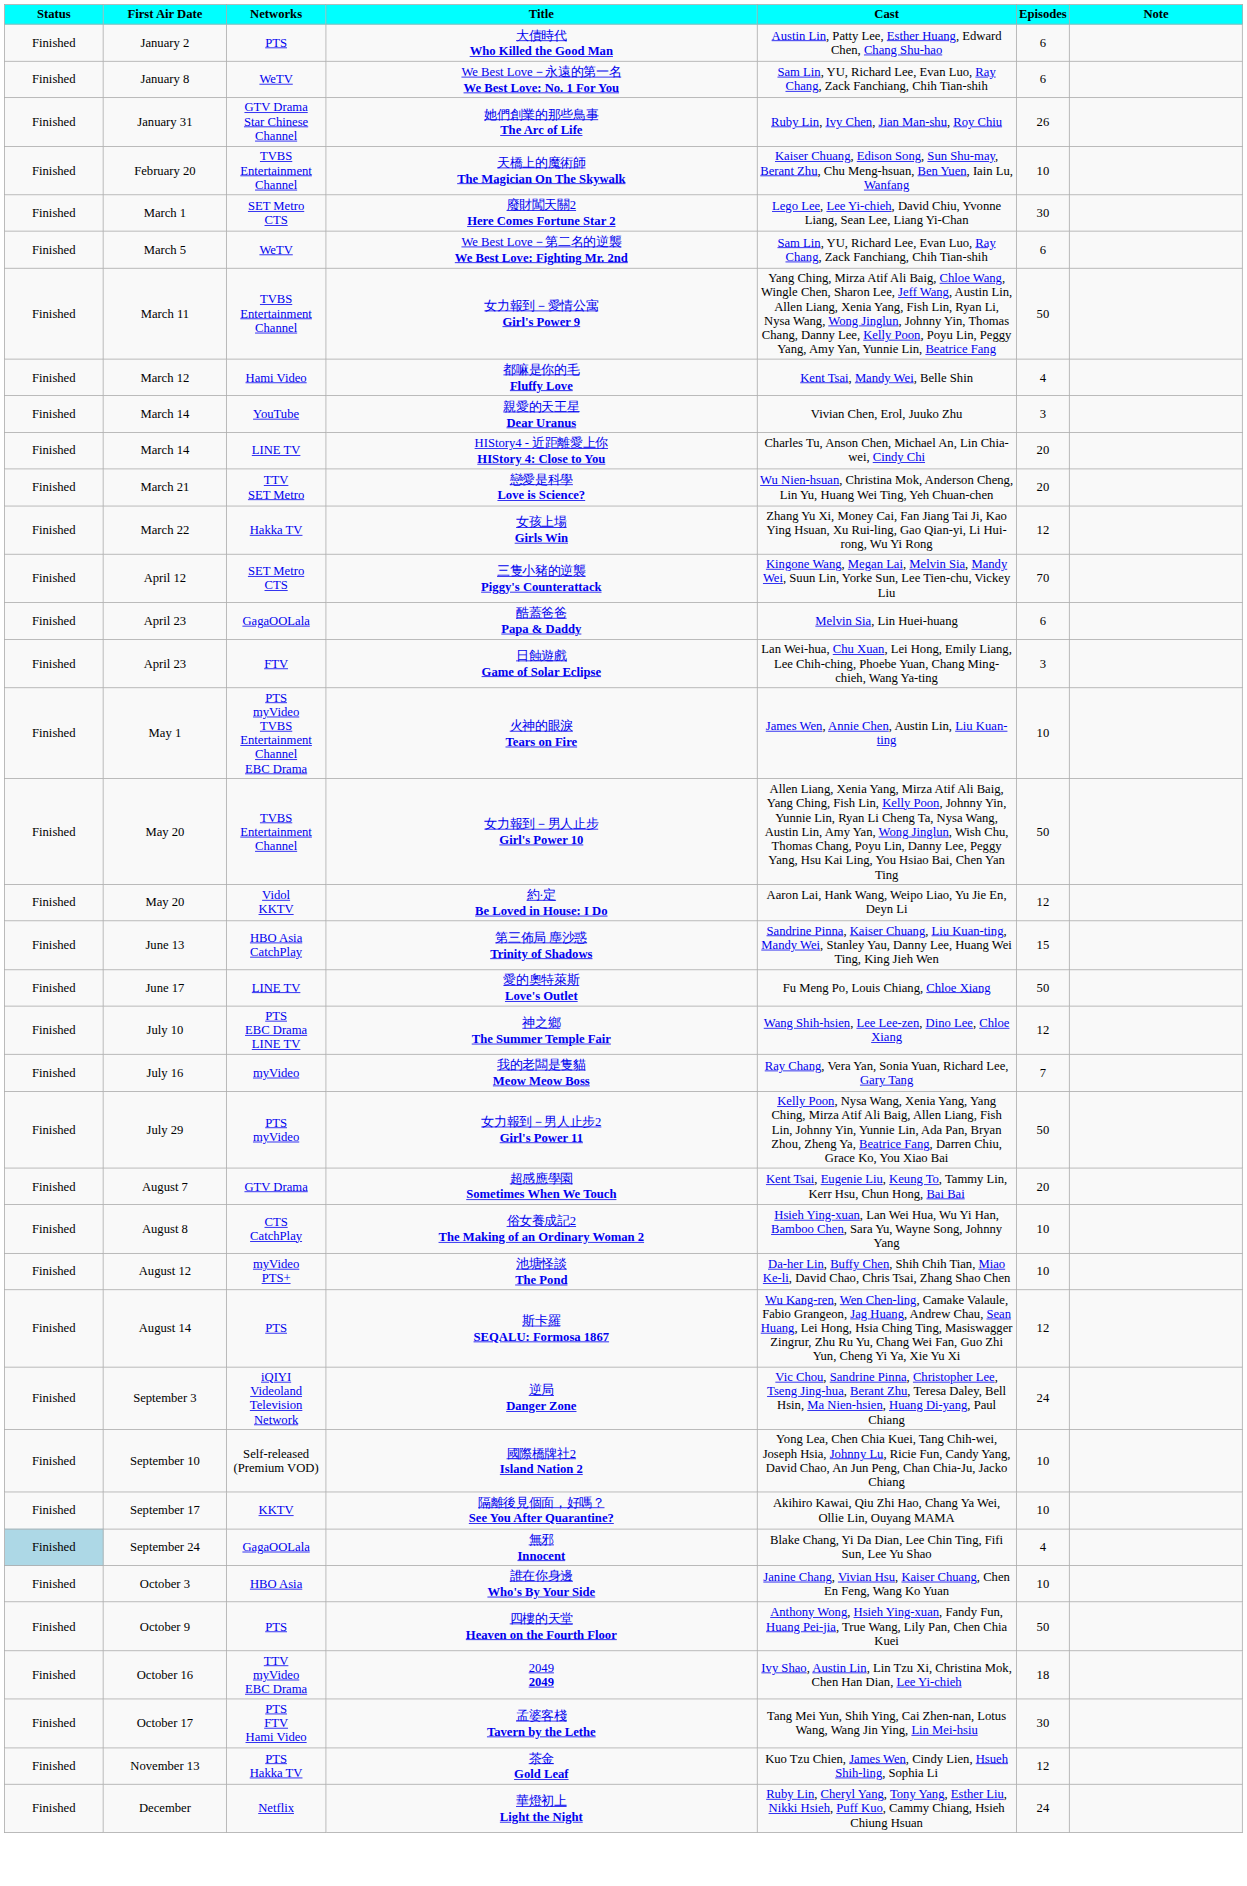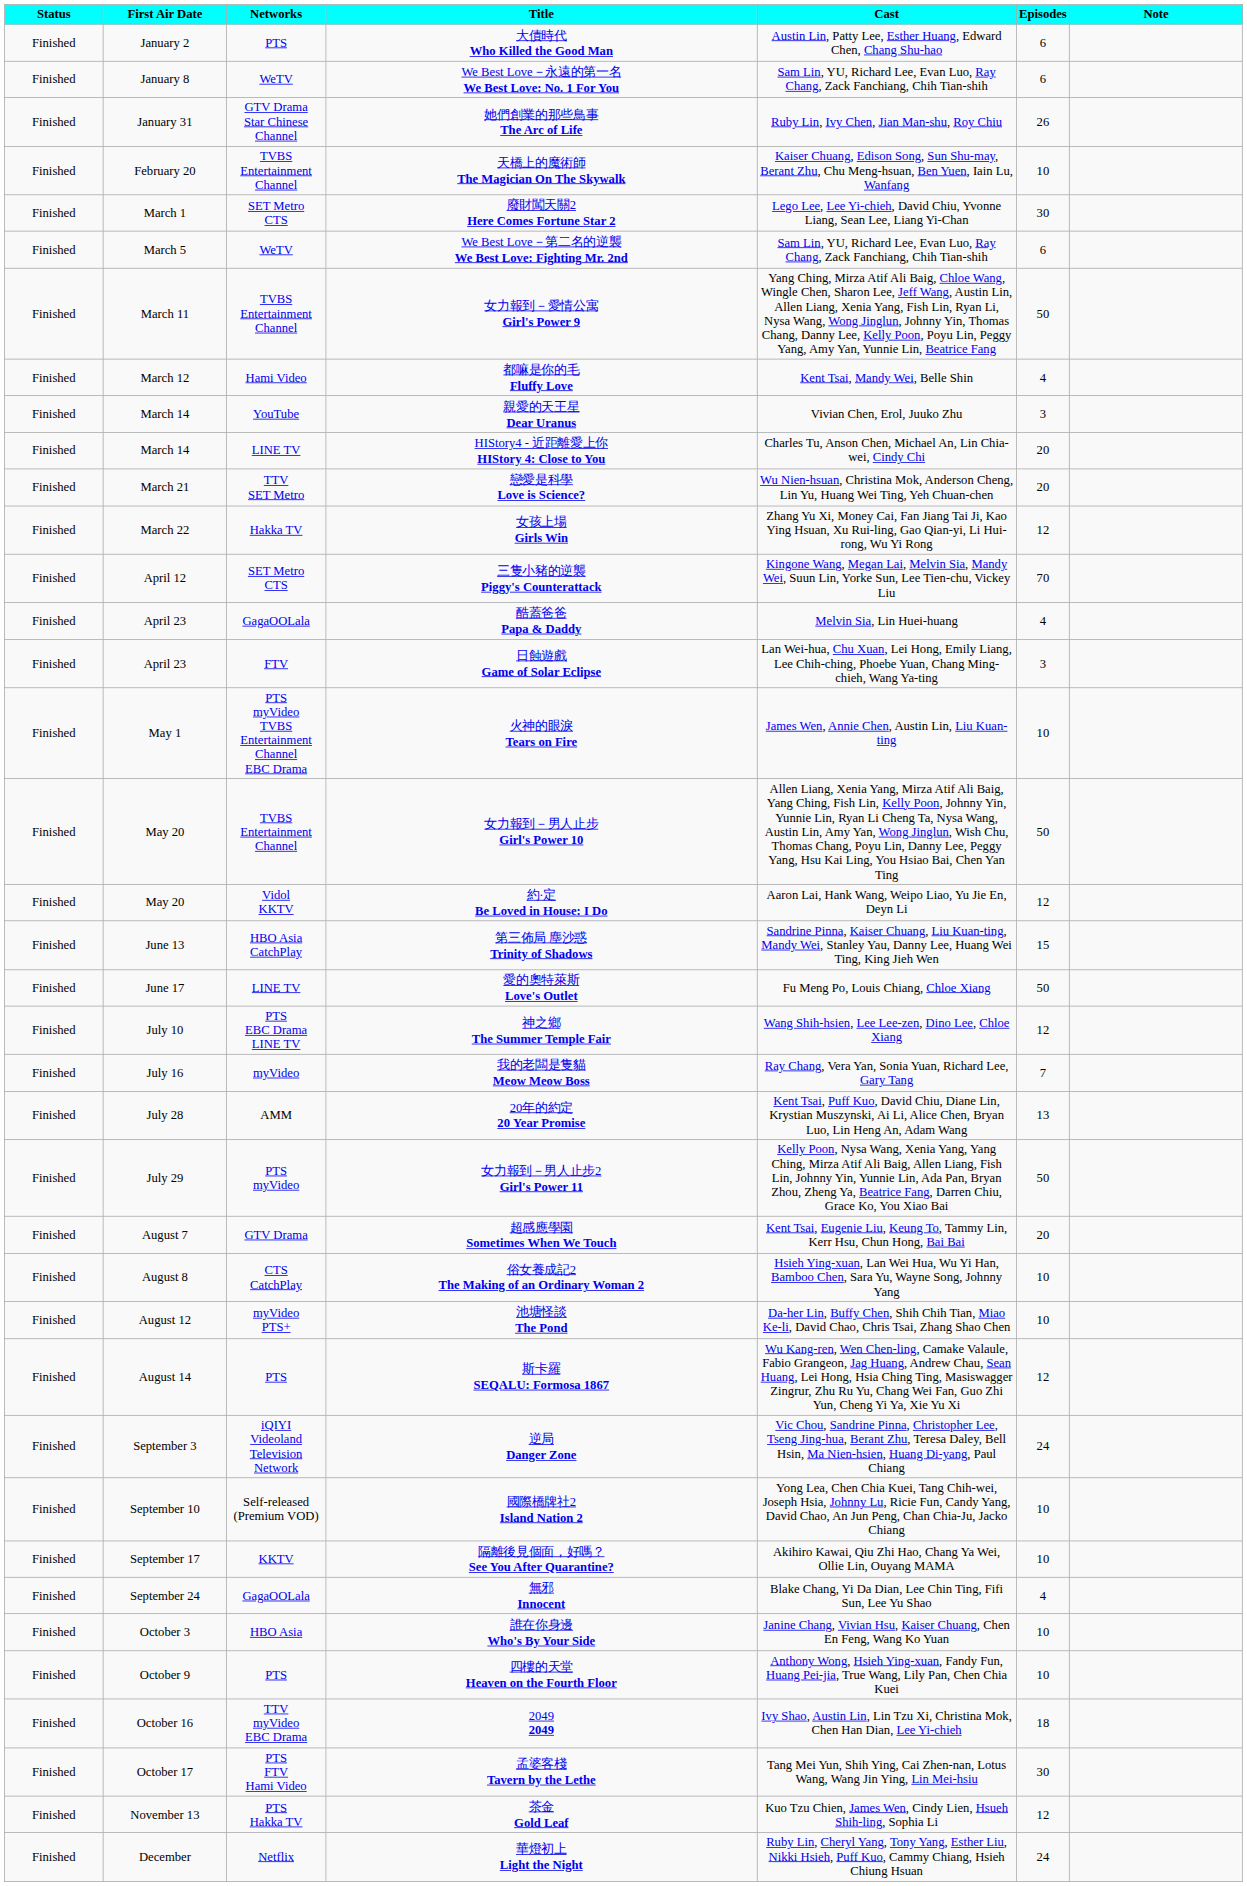(1043, 621) 6 -> (1043, 621) 4
+ row: (541, 1115)
(54, 1547) lightblue background -> (54, 1595) no background
(1043, 1626) 50 -> (1043, 1674) 10
